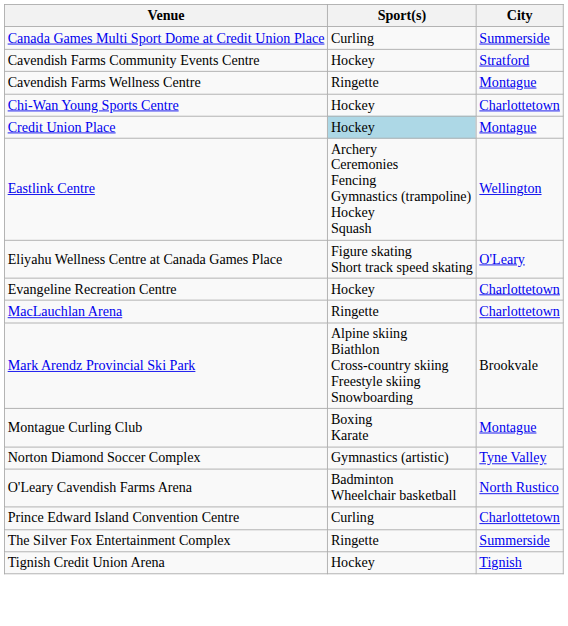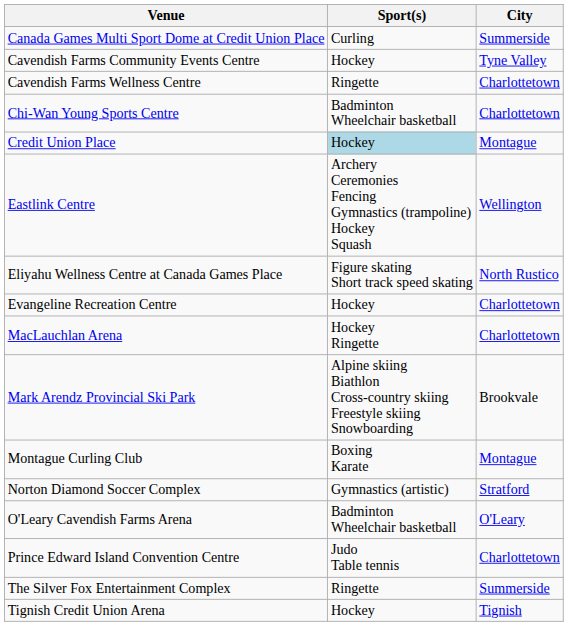(504, 60) Stratford -> (513, 60) Tyne Valley
(508, 82) Montague -> (520, 82) Charlottetown
(353, 104) Hockey -> (394, 112) Badminton Wheelchair basketball
(502, 259) O'Leary -> (519, 274) North Rustico
(355, 311) Ringette -> (355, 335) Hockey Ringette
(513, 457) Tyne Valley -> (504, 489) Stratford
(519, 488) North Rustico -> (502, 519) O'Leary
(352, 518) Curling -> (365, 557) Judo Table tennis
